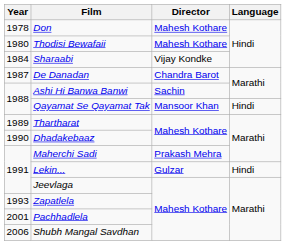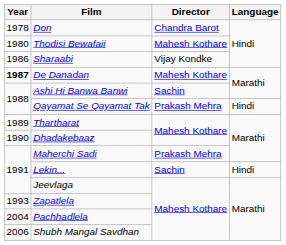(191, 28) Mahesh Kothare -> (187, 28) Chandra Barot
(18, 59) 1984 -> (18, 59) 1986
(18, 75) normal -> (18, 75) bold
(187, 75) Chandra Barot -> (191, 75) Mahesh Kothare
(187, 106) Mansoor Khan -> (188, 106) Prakash Mehra
(169, 169) Gulzar -> (169, 169) Sachin
(18, 216) 2001 -> (18, 216) 2004
